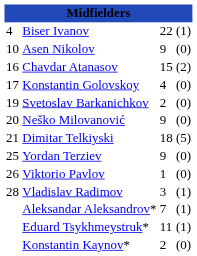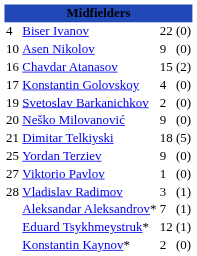(184, 31) (1) -> (184, 31) (0)
(13, 173) 26 -> (13, 173) 27
(166, 227) 11 -> (166, 227) 12
